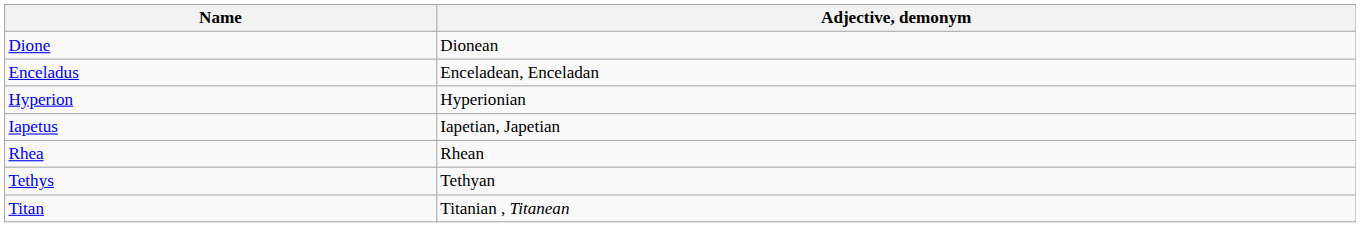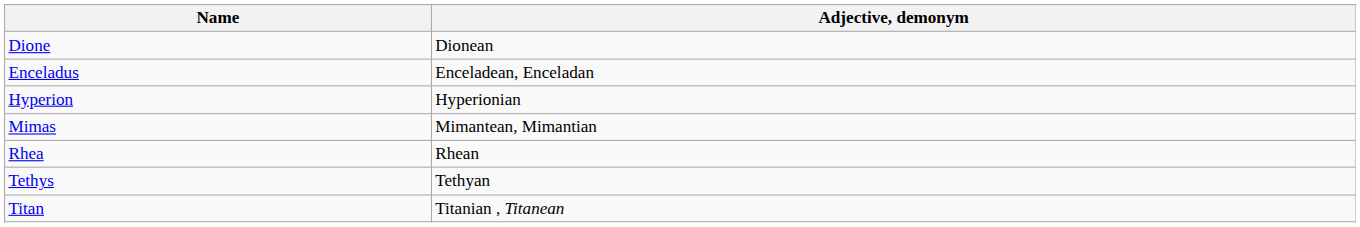- row: (33, 126)
+ row: (32, 126)
